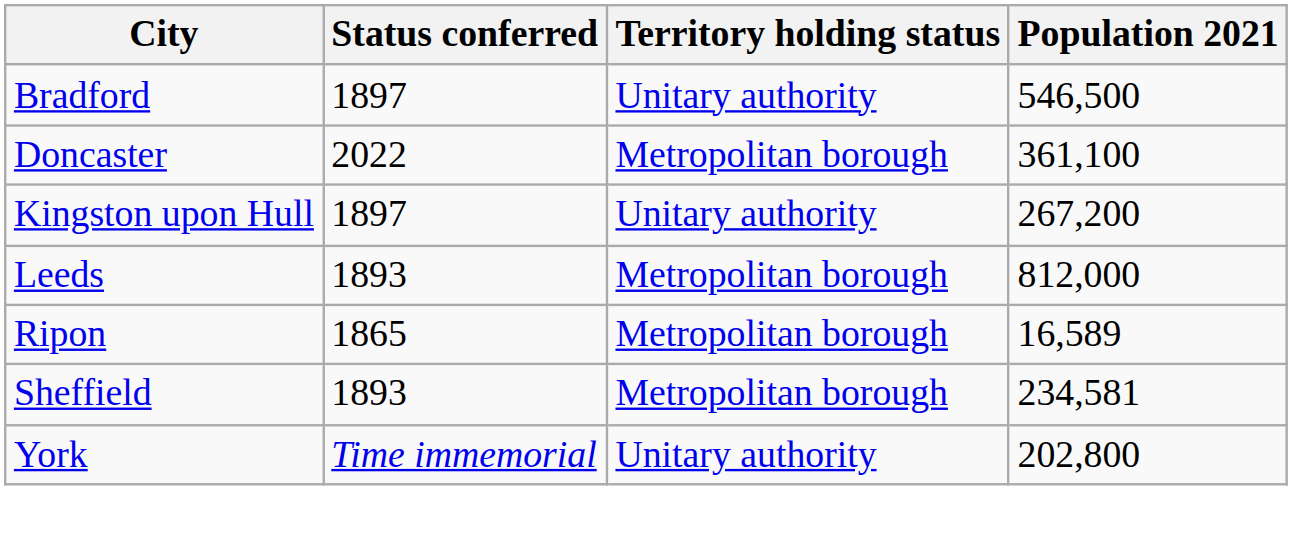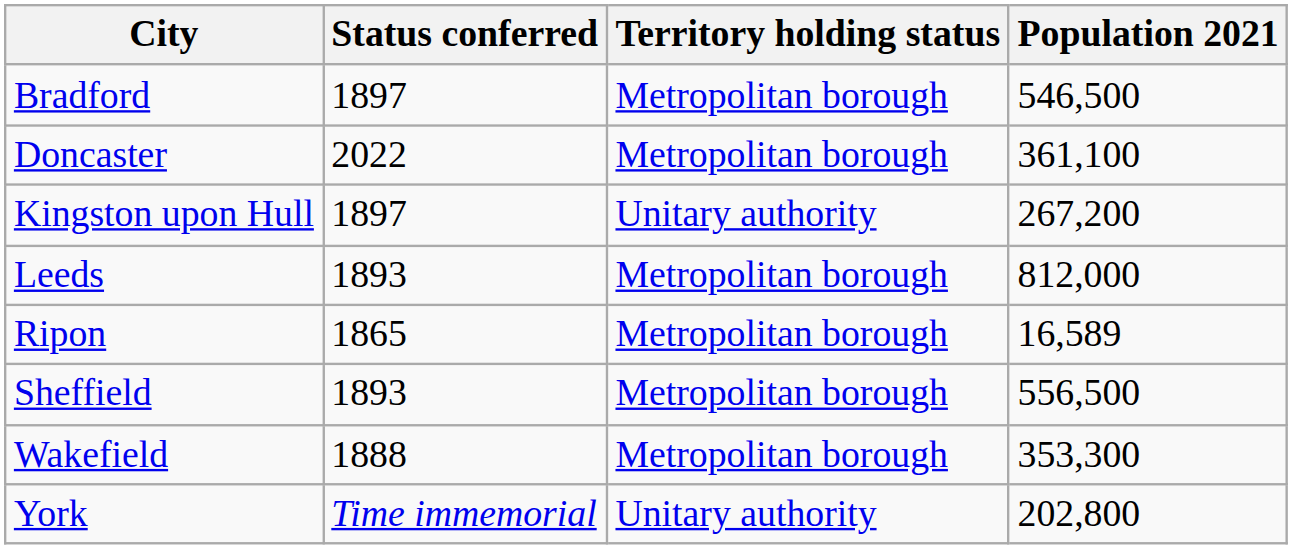(746, 94) Unitary authority -> (782, 94) Metropolitan borough
(1079, 393) 234,581 -> (1079, 393) 556,500
+ row: (91, 453)
